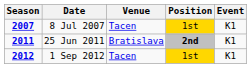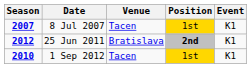(23, 42) 2011 -> (23, 42) 2012
(23, 56) 2012 -> (23, 56) 2010
